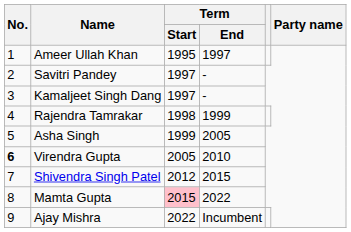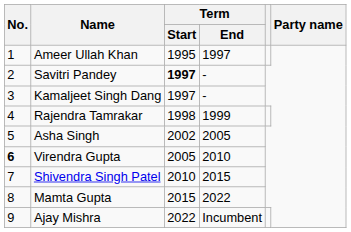(181, 75) normal -> (181, 75) bold
(181, 136) 1999 -> (181, 136) 2002
(181, 177) 2012 -> (181, 177) 2010
(181, 197) pink background -> (181, 197) no background
